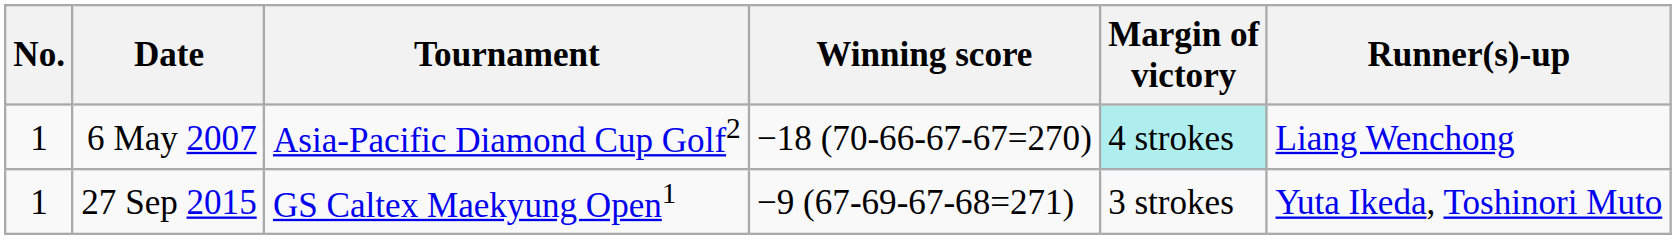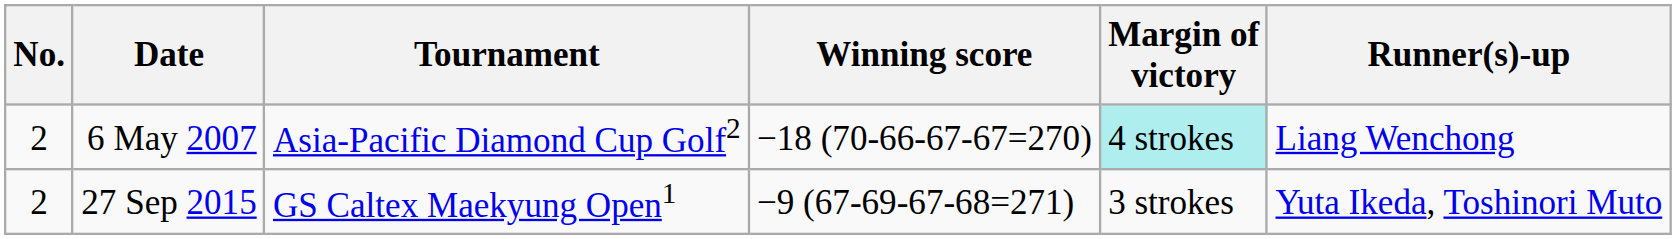(39, 136) 1 -> (39, 136) 2
(39, 201) 1 -> (39, 201) 2
